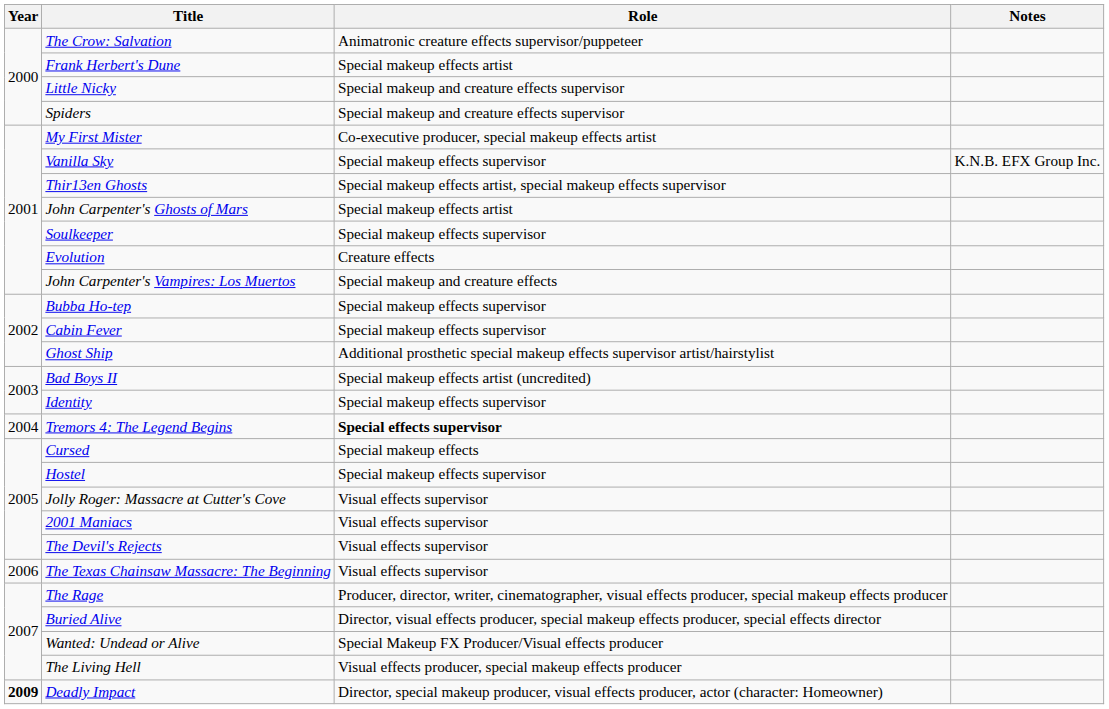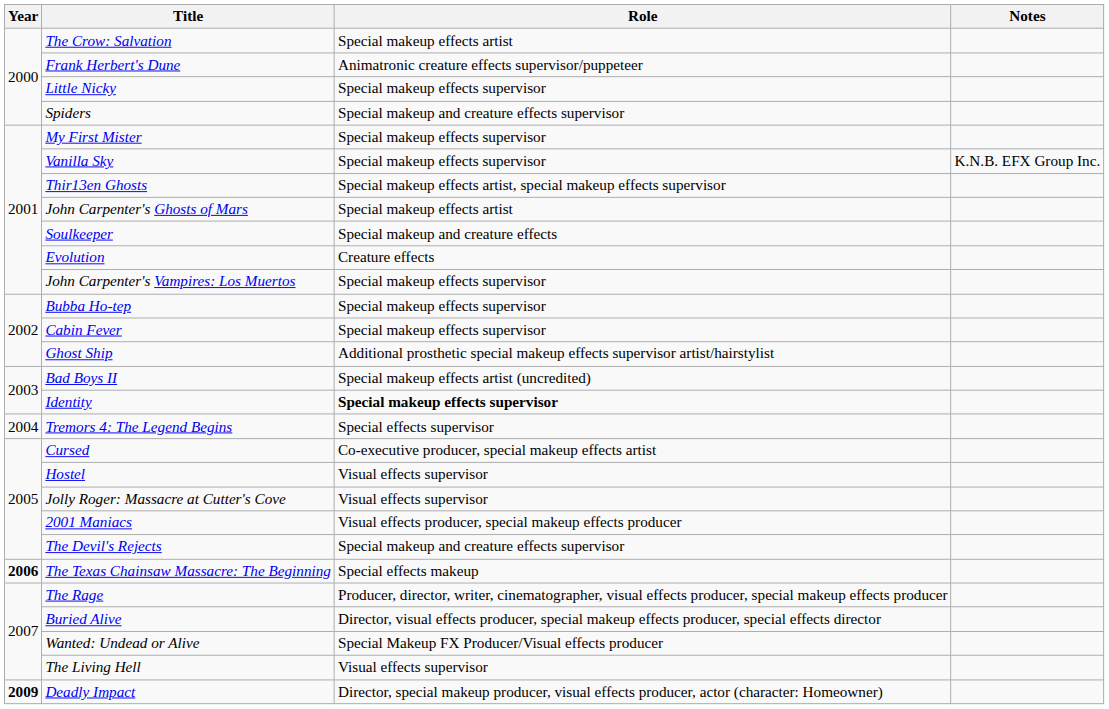(490, 40) Animatronic creature effects supervisor/puppeteer -> (425, 40) Special makeup effects artist
(425, 64) Special makeup effects artist -> (490, 64) Animatronic creature effects supervisor/puppeteer
(481, 88) Special makeup and creature effects supervisor -> (442, 88) Special makeup effects supervisor
(497, 137) Co-executive producer, special makeup effects artist -> (442, 137) Special makeup effects supervisor
(442, 233) Special makeup effects supervisor -> (448, 233) Special makeup and creature effects
(448, 281) Special makeup and creature effects -> (442, 281) Special makeup effects supervisor
(442, 402) normal -> (448, 402) bold
(420, 426) bold -> (416, 426) normal
(408, 450) Special makeup effects -> (497, 450) Co-executive producer, special makeup effects artist
(442, 474) Special makeup effects supervisor -> (413, 474) Visual effects supervisor
(413, 522) Visual effects supervisor -> (510, 522) Visual effects producer, special makeup effects producer
(413, 546) Visual effects supervisor -> (481, 546) Special makeup and creature effects supervisor
(23, 570) normal -> (23, 570) bold
(413, 570) Visual effects supervisor -> (408, 570) Special effects makeup
(510, 667) Visual effects producer, special makeup effects producer -> (413, 667) Visual effects supervisor
